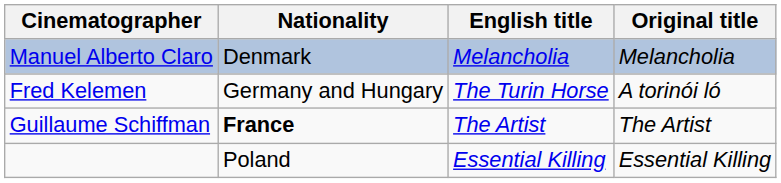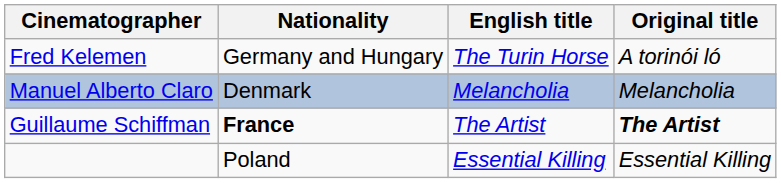rows swapped: (111, 56) <-> (78, 90)
(665, 125) normal -> (669, 125) bold
